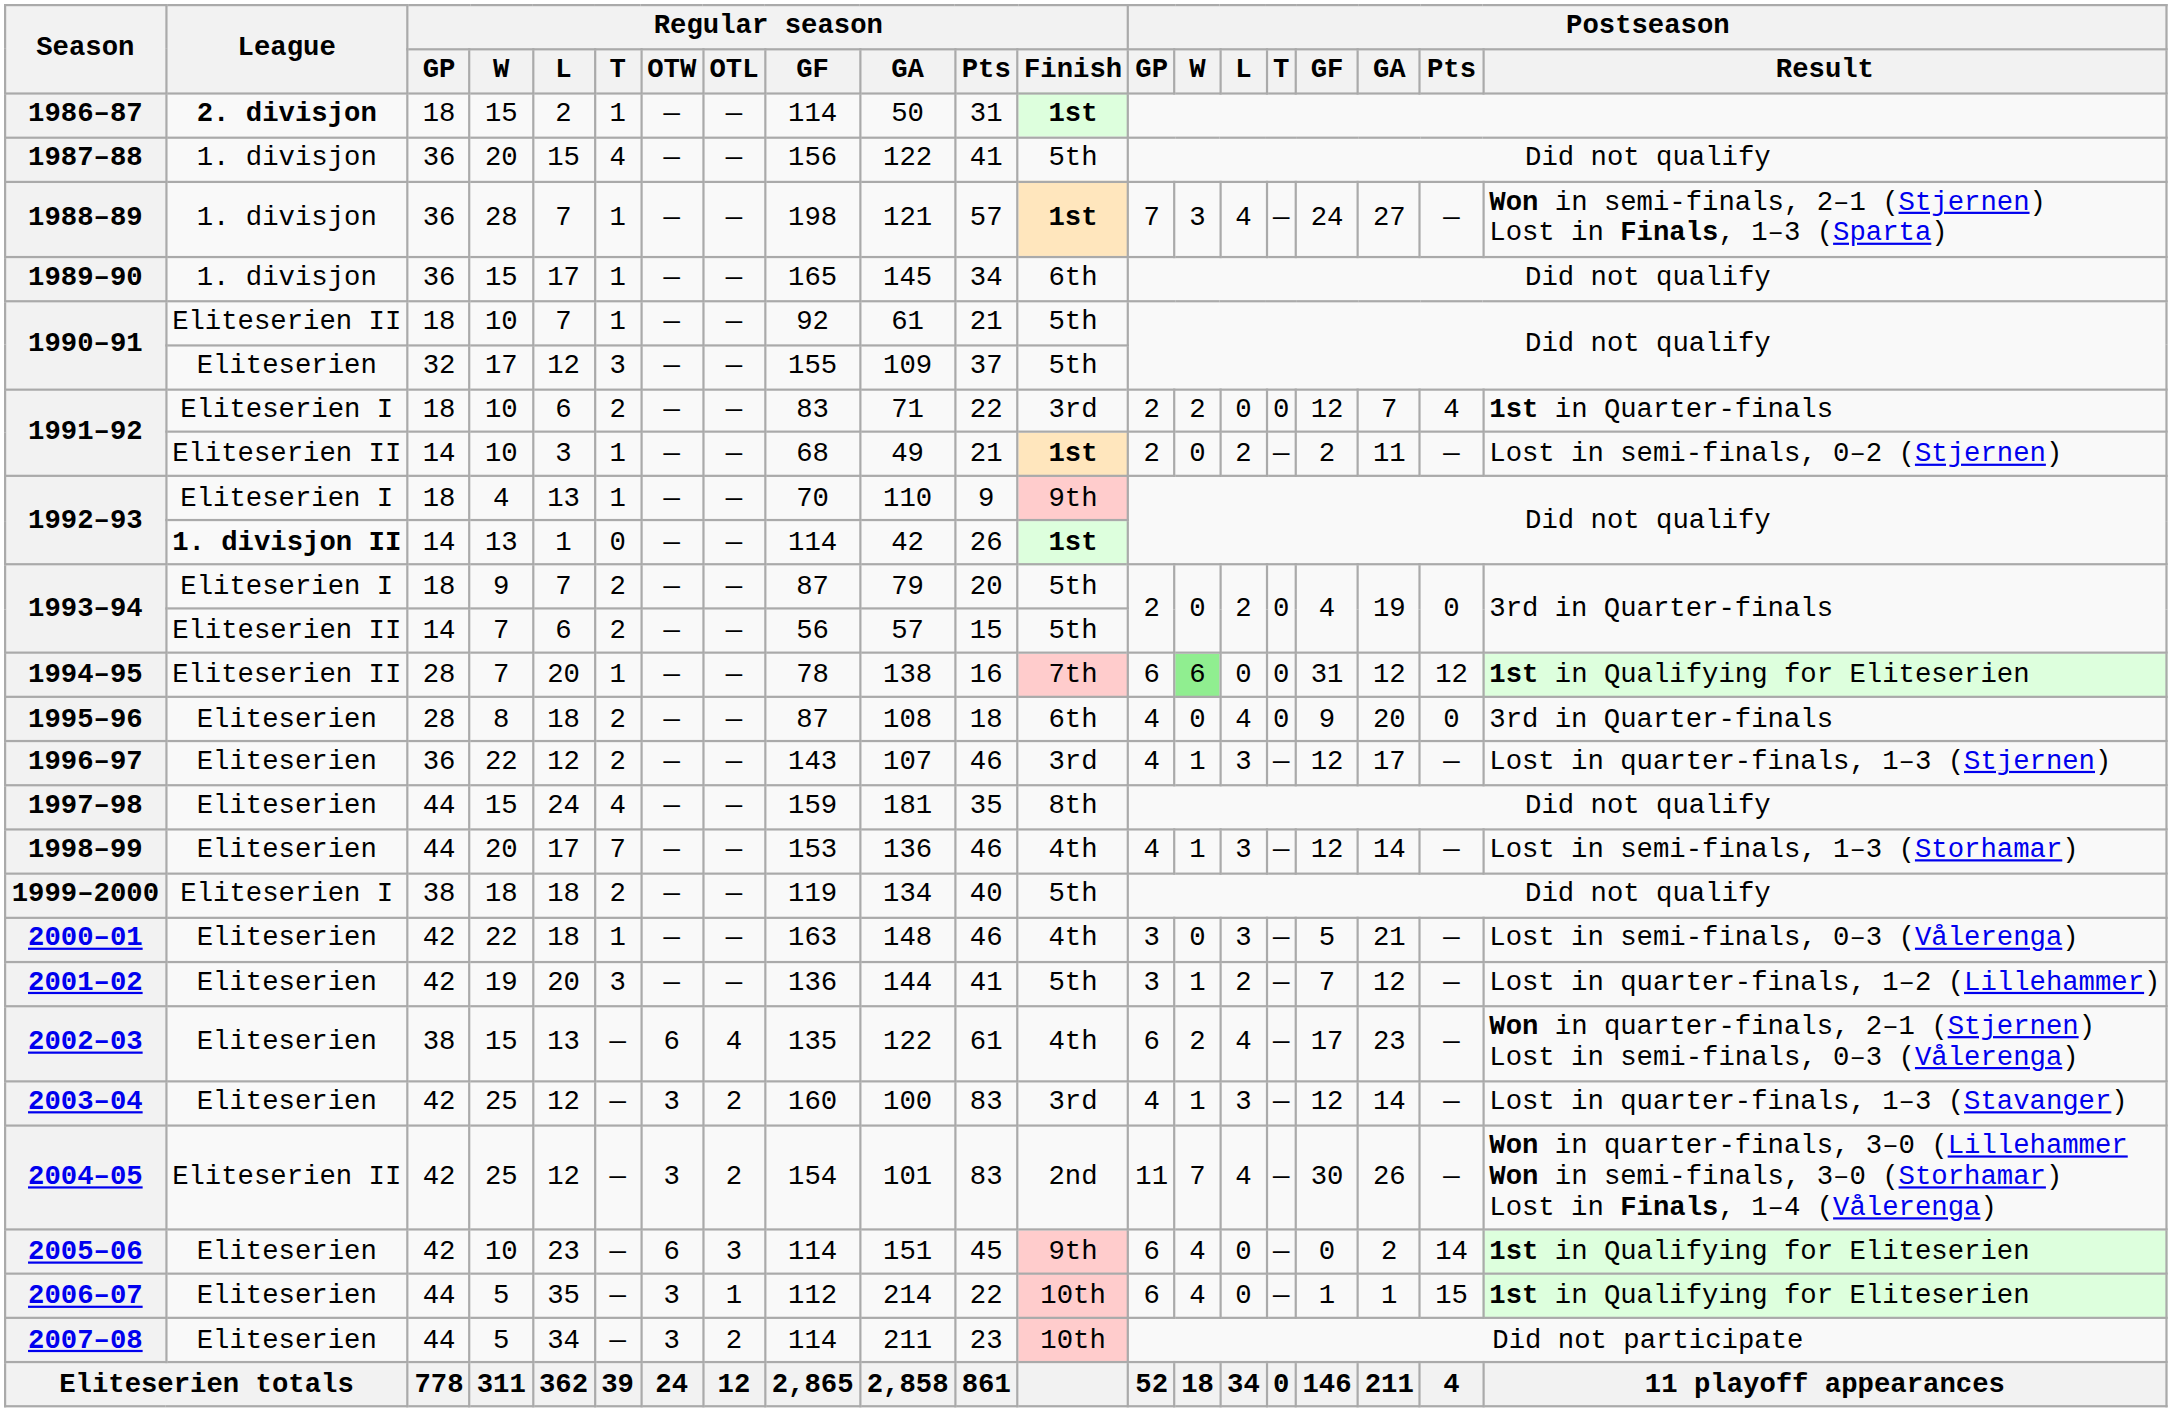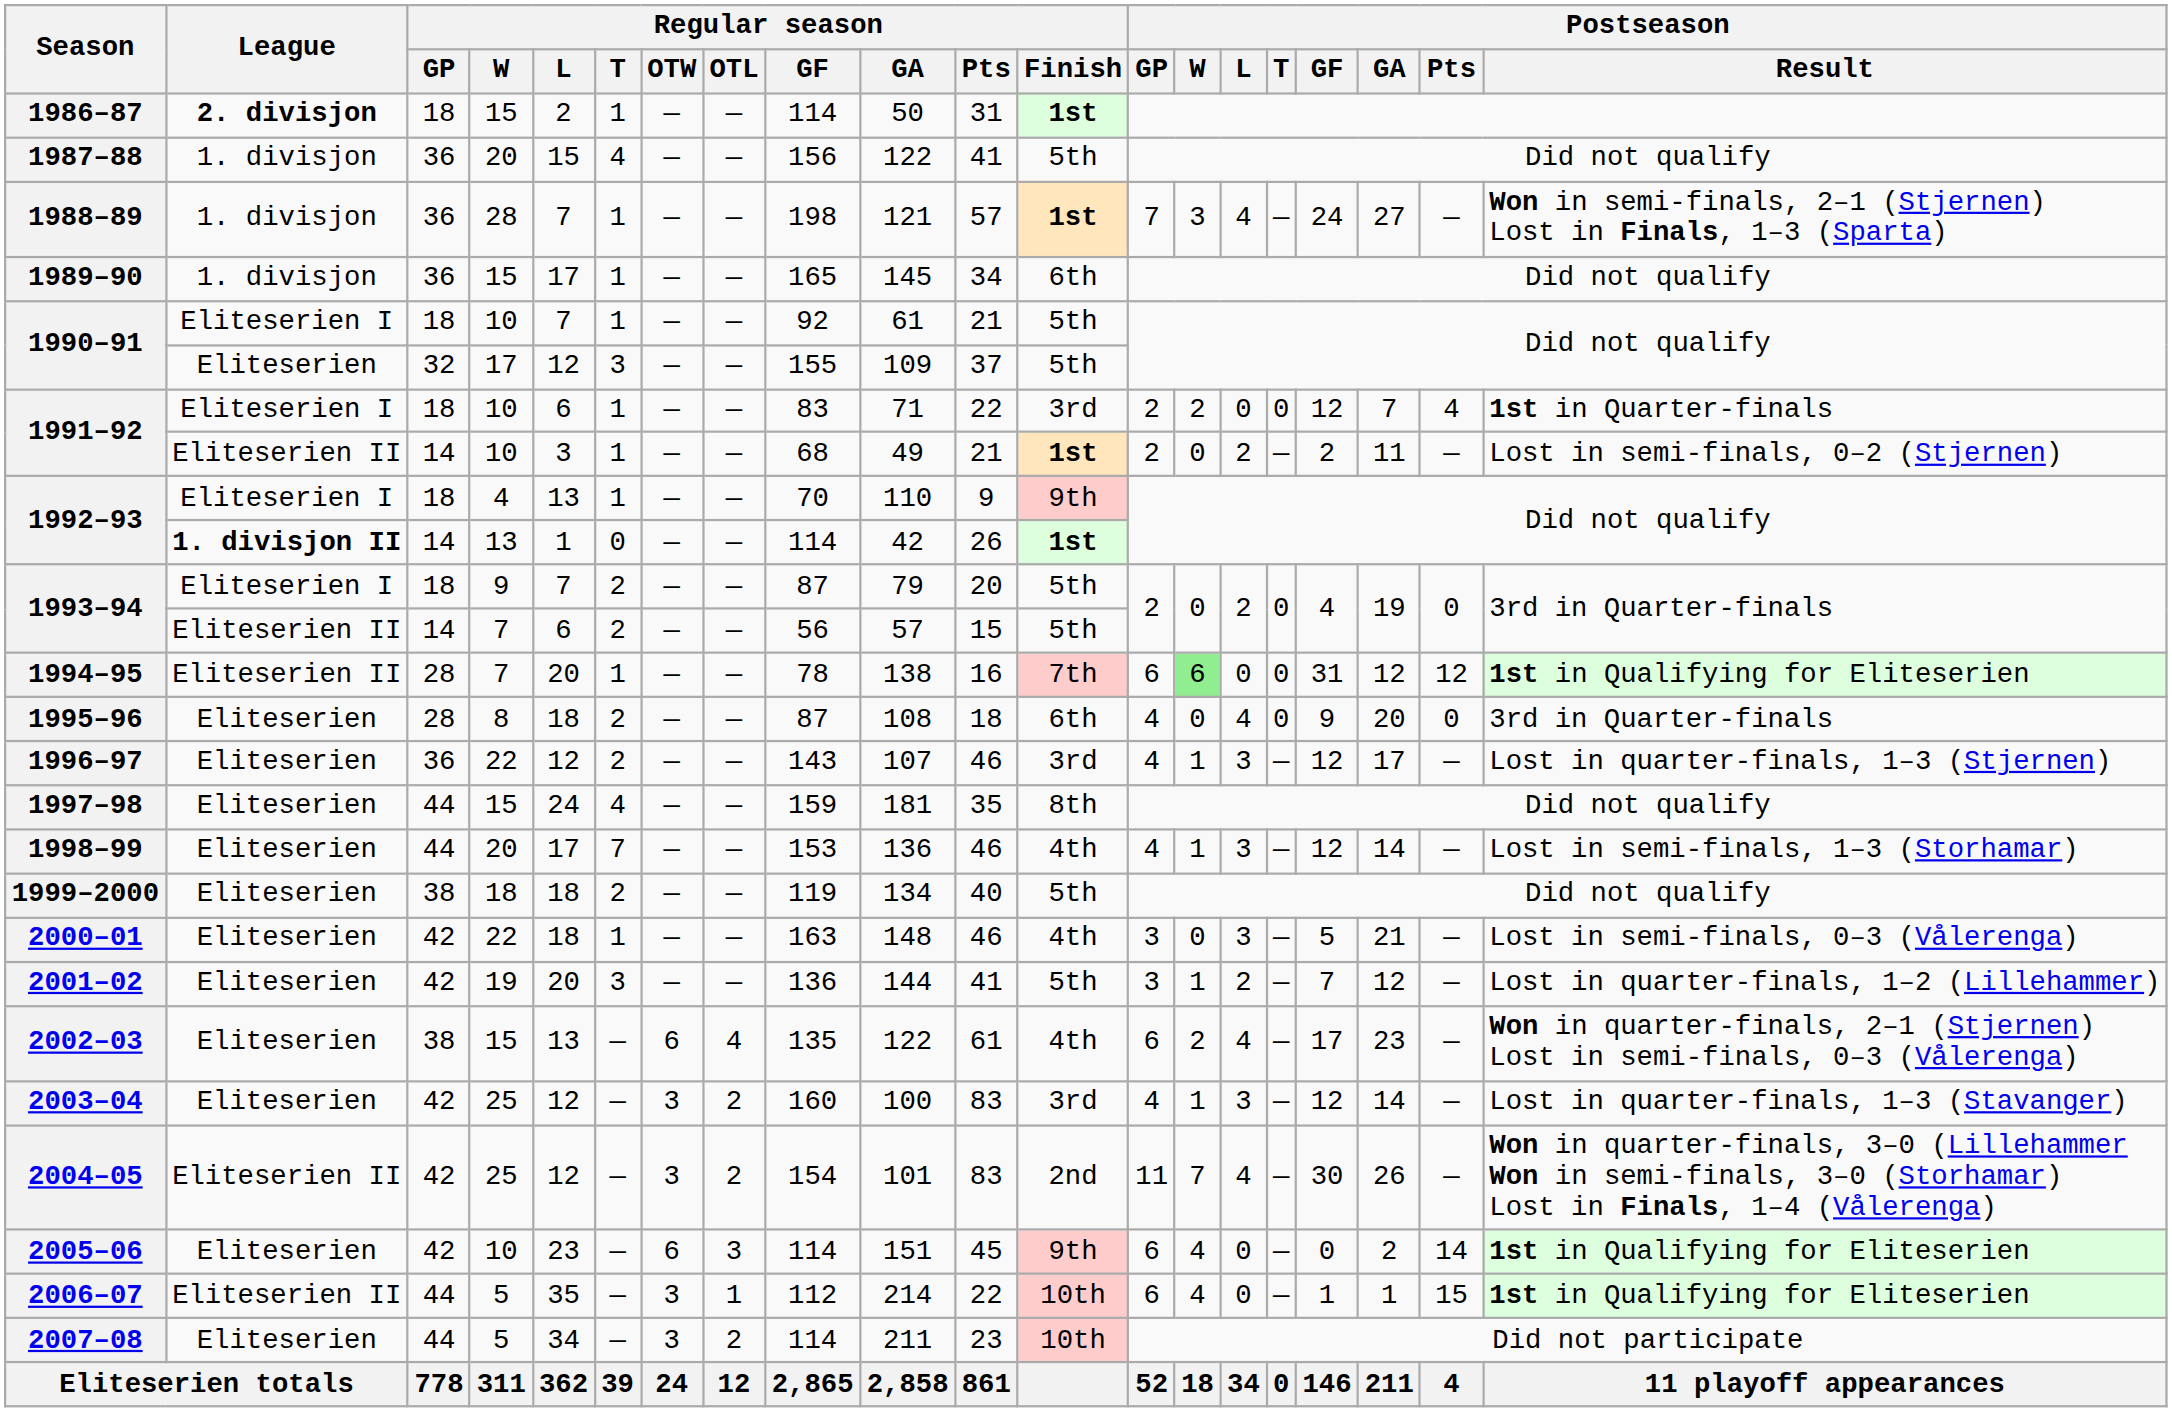(287, 323) Eliteserien II -> (287, 323) Eliteserien I
(618, 411) 2 -> (618, 411) 1
(287, 896) Eliteserien I -> (287, 896) Eliteserien
(287, 1297) Eliteserien -> (287, 1297) Eliteserien II
